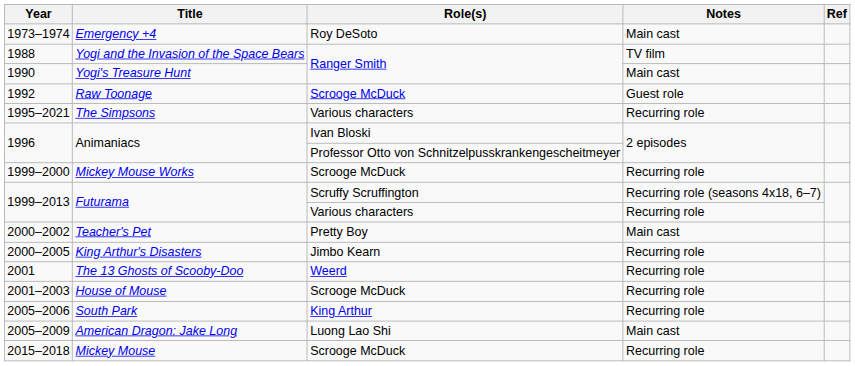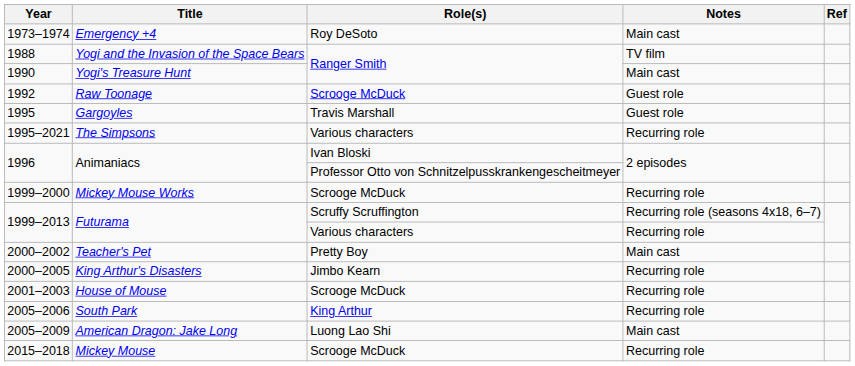+ row: (21, 113)
- row: (21, 271)
